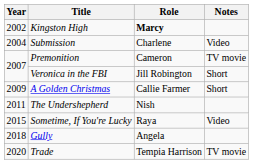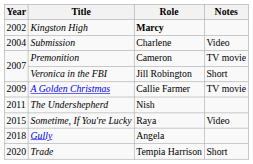(217, 89) Short -> (226, 89) TV movie
(226, 151) TV movie -> (217, 151) Short
